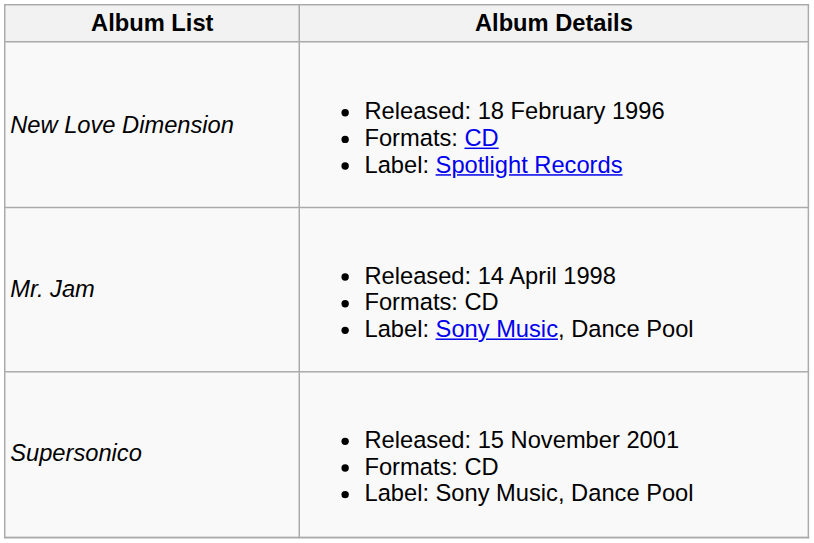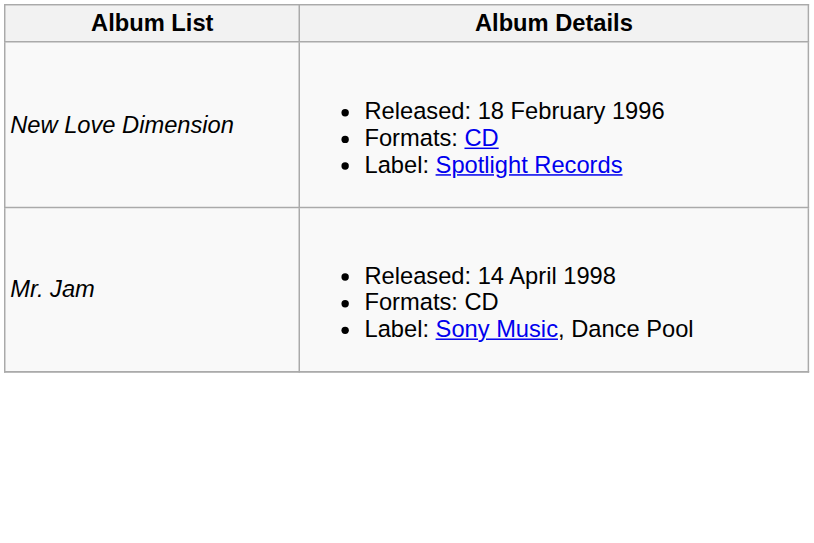- row: (76, 454)
